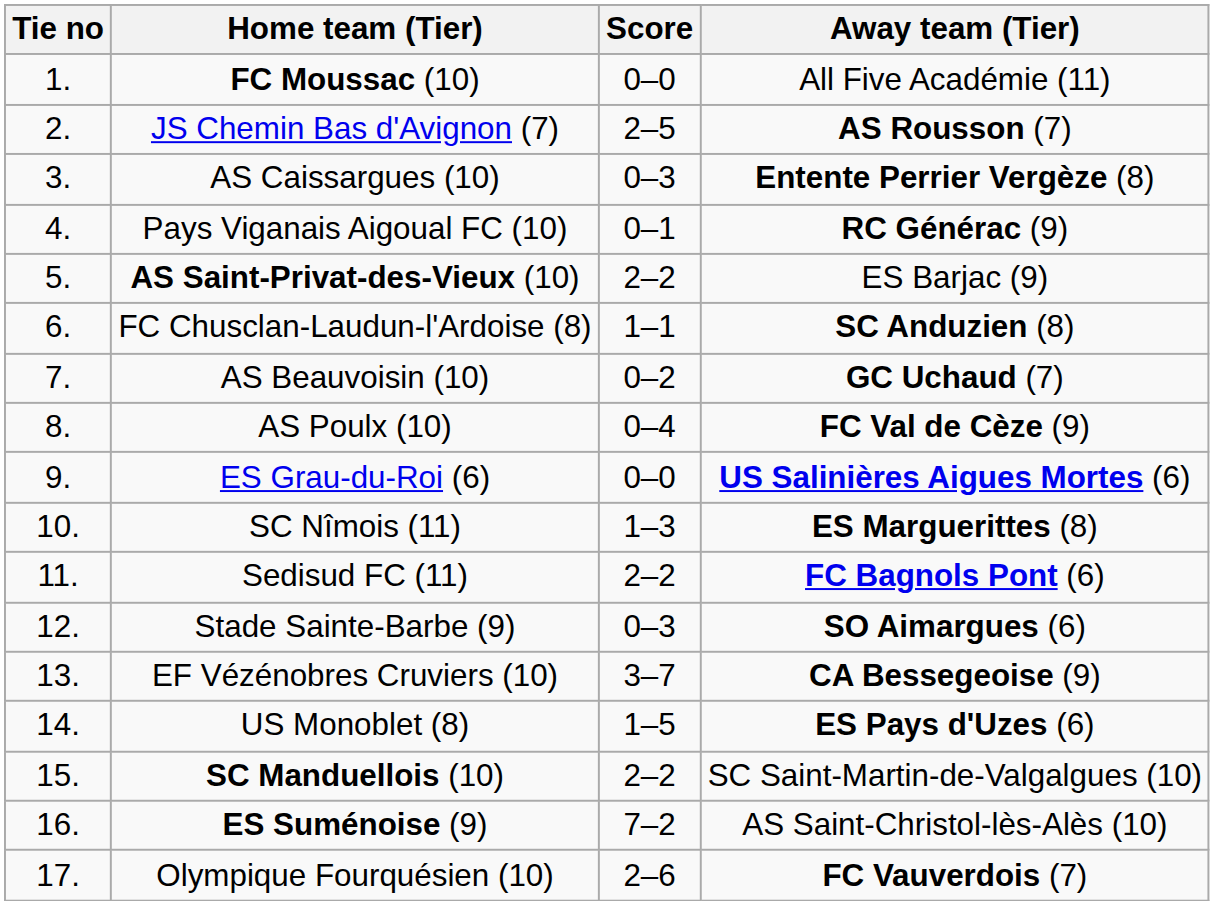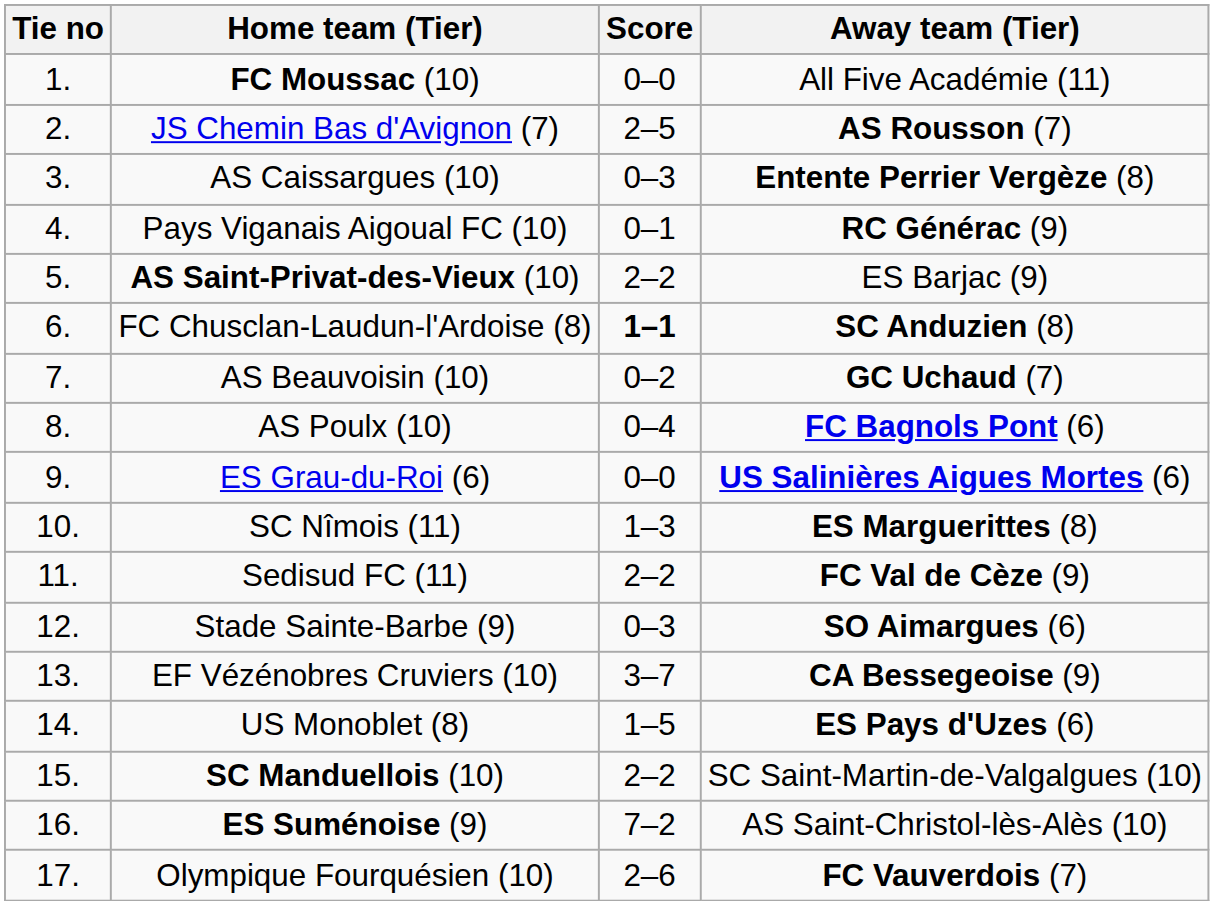(650, 327) normal -> (650, 327) bold
(955, 427) FC Val de Cèze (9) -> (955, 427) FC Bagnols Pont (6)
(955, 576) FC Bagnols Pont (6) -> (955, 576) FC Val de Cèze (9)
